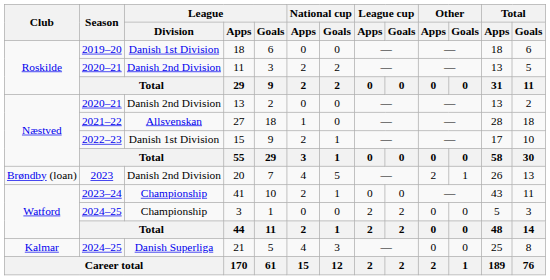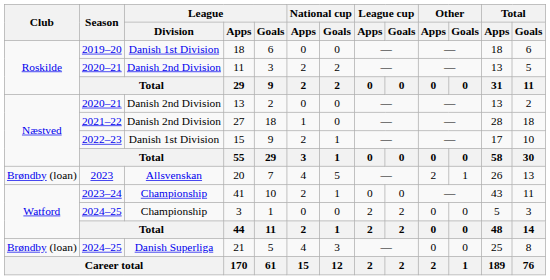(174, 121) Allsvenskan -> (174, 121) Danish 2nd Division
(174, 175) Danish 2nd Division -> (174, 175) Allsvenskan
(42, 247) Kalmar -> (42, 247) Brøndby (loan)
